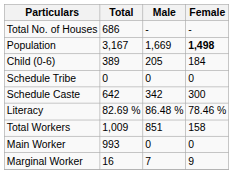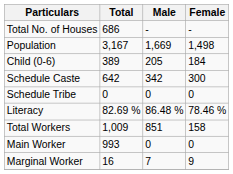(201, 45) bold -> (201, 45) normal
rows swapped: (43, 95) <-> (41, 78)
